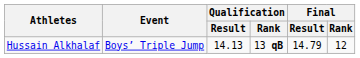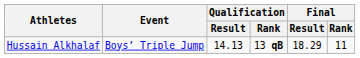(307, 45) 14.79 -> (307, 45) 18.29
(341, 45) 12 -> (341, 45) 11
